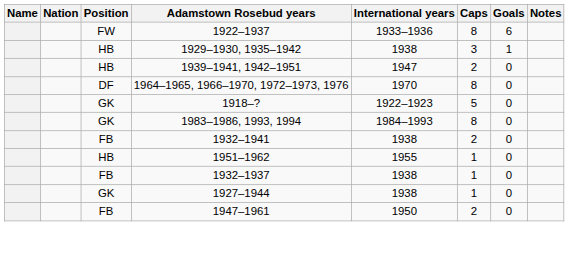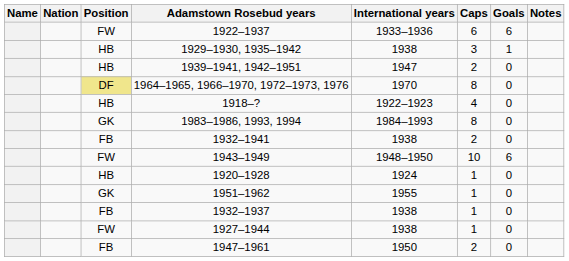(474, 31) 8 -> (474, 31) 6
(106, 85) no background -> (106, 85) khaki background
(106, 103) GK -> (106, 103) HB
(474, 103) 5 -> (474, 103) 4
+ row: (241, 157)
+ row: (241, 175)
(106, 157) HB -> (106, 193) GK
(106, 193) GK -> (106, 229) FW
